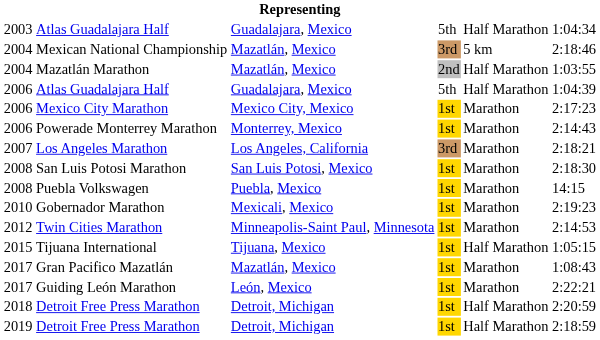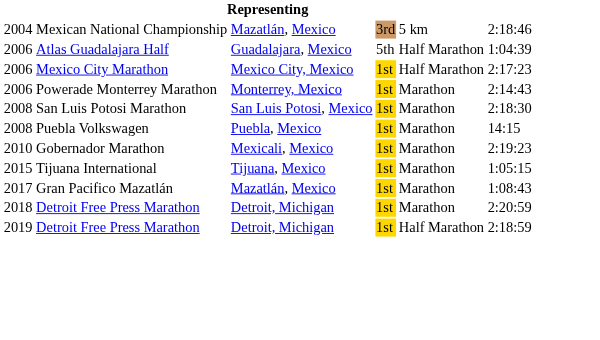- row: (18, 29)
- row: (18, 69)
(491, 108) Marathon -> (441, 69) Half Marathon
- row: (18, 148)
- row: (18, 227)
(506, 247) Half Marathon -> (427, 168) Marathon
- row: (18, 287)
(506, 306) Half Marathon -> (427, 207) Marathon
